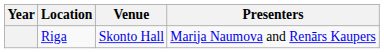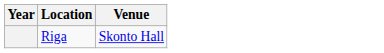- column: (273, 15)
